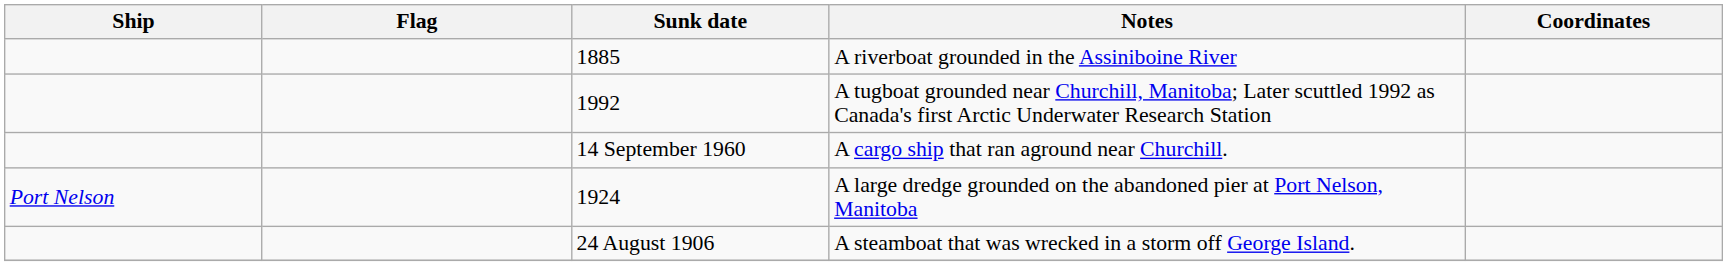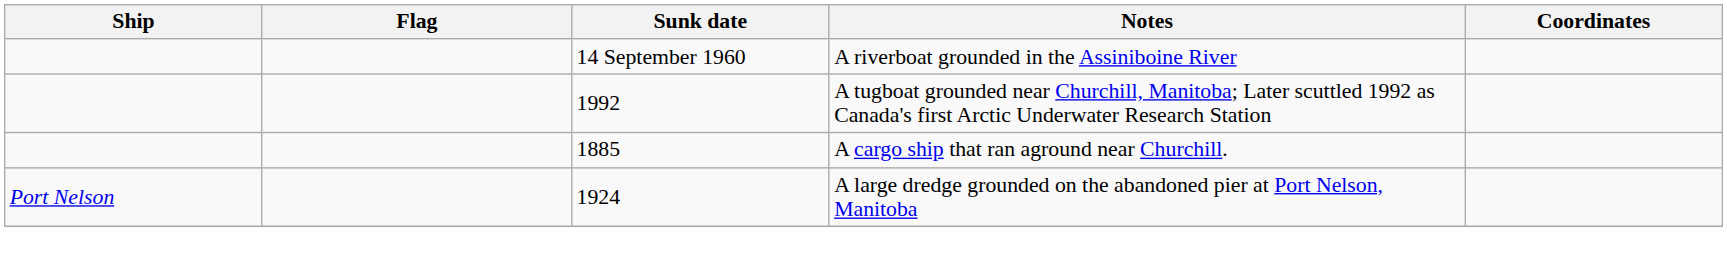(598, 56) 1885 -> (661, 56) 14 September 1960
(661, 149) 14 September 1960 -> (598, 149) 1885
- row: (1094, 243)
